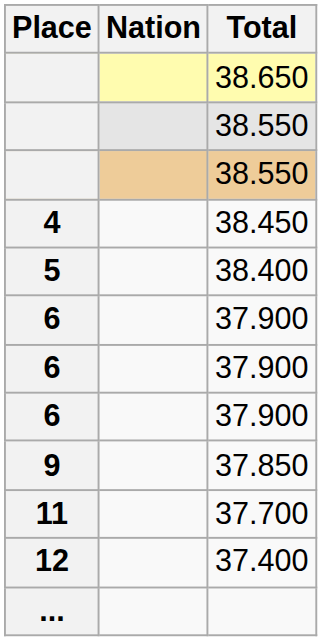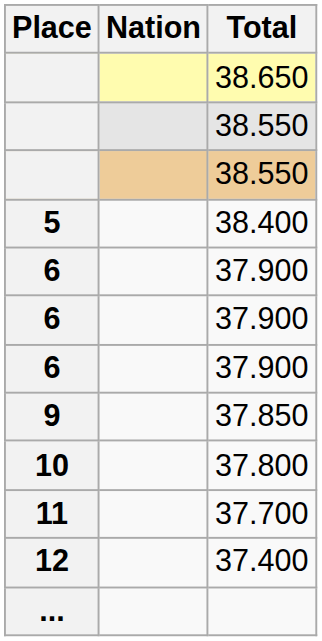- row: (52, 222)
+ row: (52, 464)
